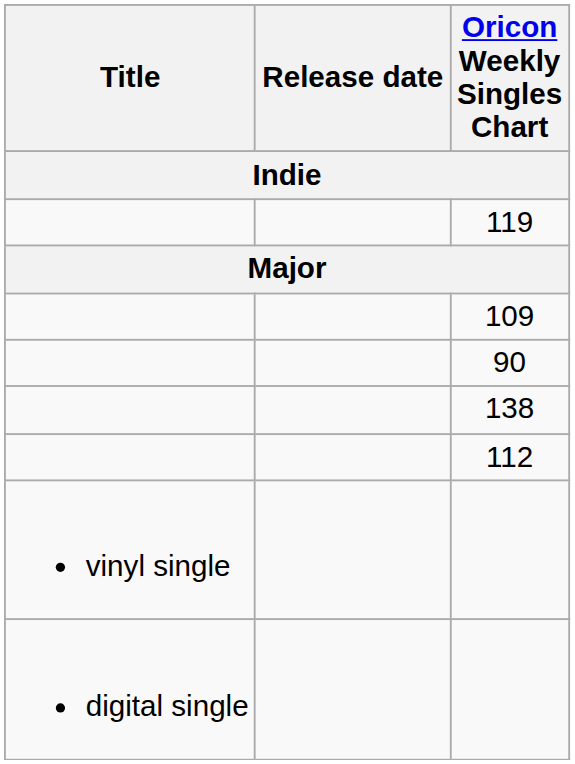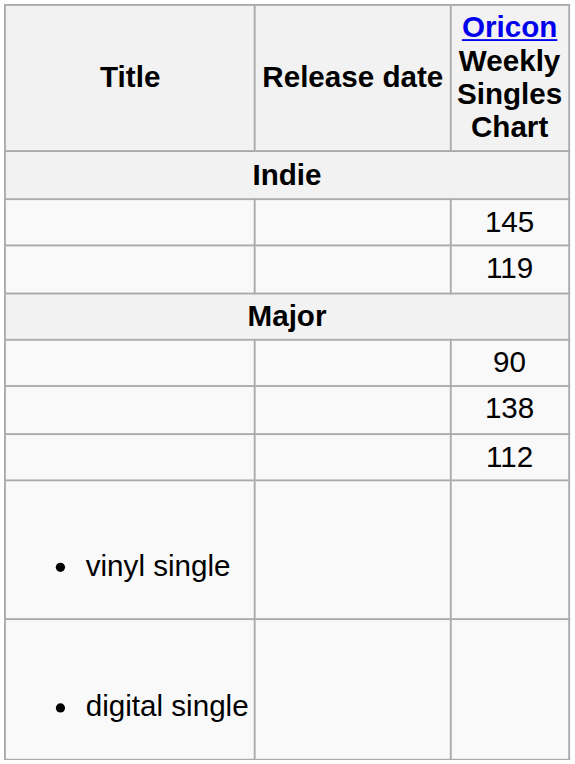+ row: (130, 222)
- row: (130, 316)
